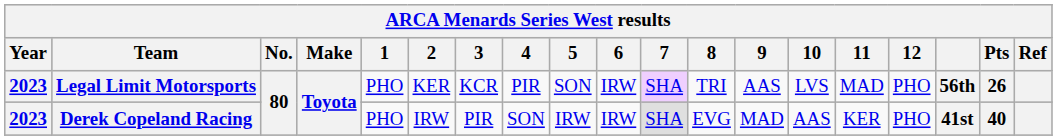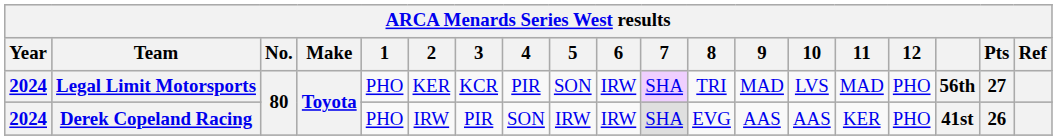(28, 86) 2023 -> (28, 86) 2024
(762, 86) AAS -> (762, 86) MAD
(997, 86) 26 -> (997, 86) 27
(28, 118) 2023 -> (28, 118) 2024
(762, 118) MAD -> (762, 118) AAS
(997, 118) 40 -> (997, 118) 26
